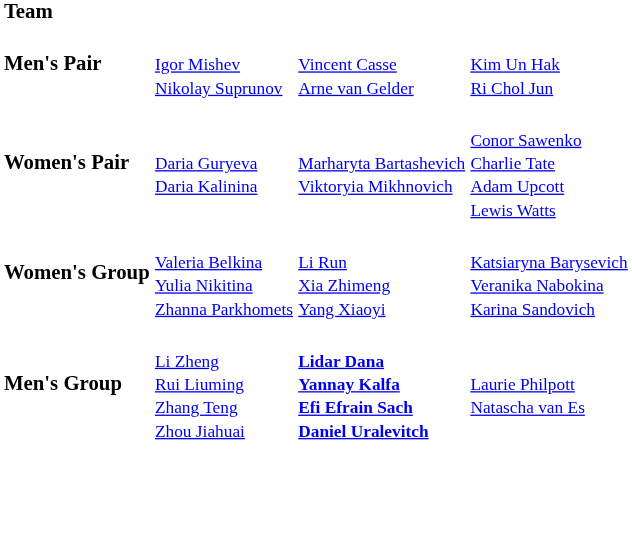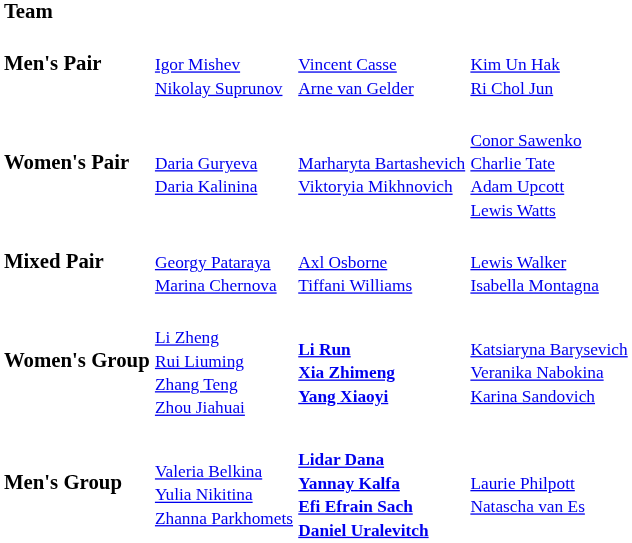+ row: (54, 261)
(224, 285) Valeria Belkina Yulia Nikitina Zhanna Parkhomets -> (200, 372) Li Zheng Rui Liuming Zhang Teng Zhou Jiahuai
(344, 285) normal -> (347, 371) bold
(200, 396) Li Zheng Rui Liuming Zhang Teng Zhou Jiahuai -> (224, 495) Valeria Belkina Yulia Nikitina Zhanna Parkhomets
